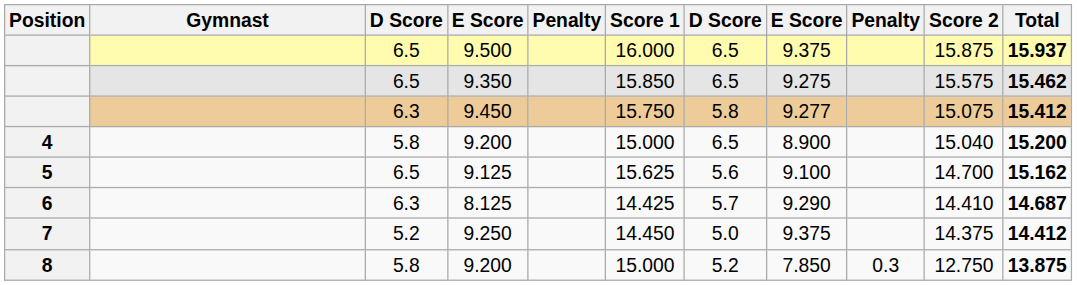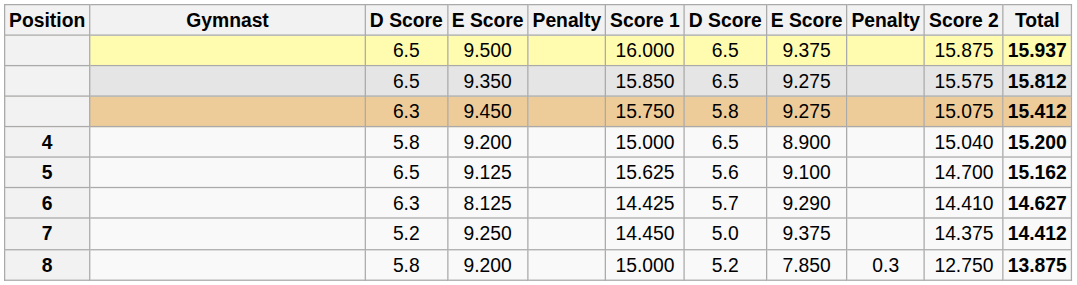(1037, 81) 15.462 -> (1037, 81) 15.812
(807, 112) 9.277 -> (807, 112) 9.275
(1037, 203) 14.687 -> (1037, 203) 14.627
